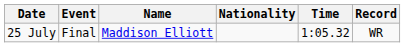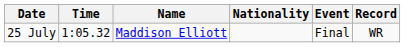columns swapped: (79, 14) <-> (325, 14)
